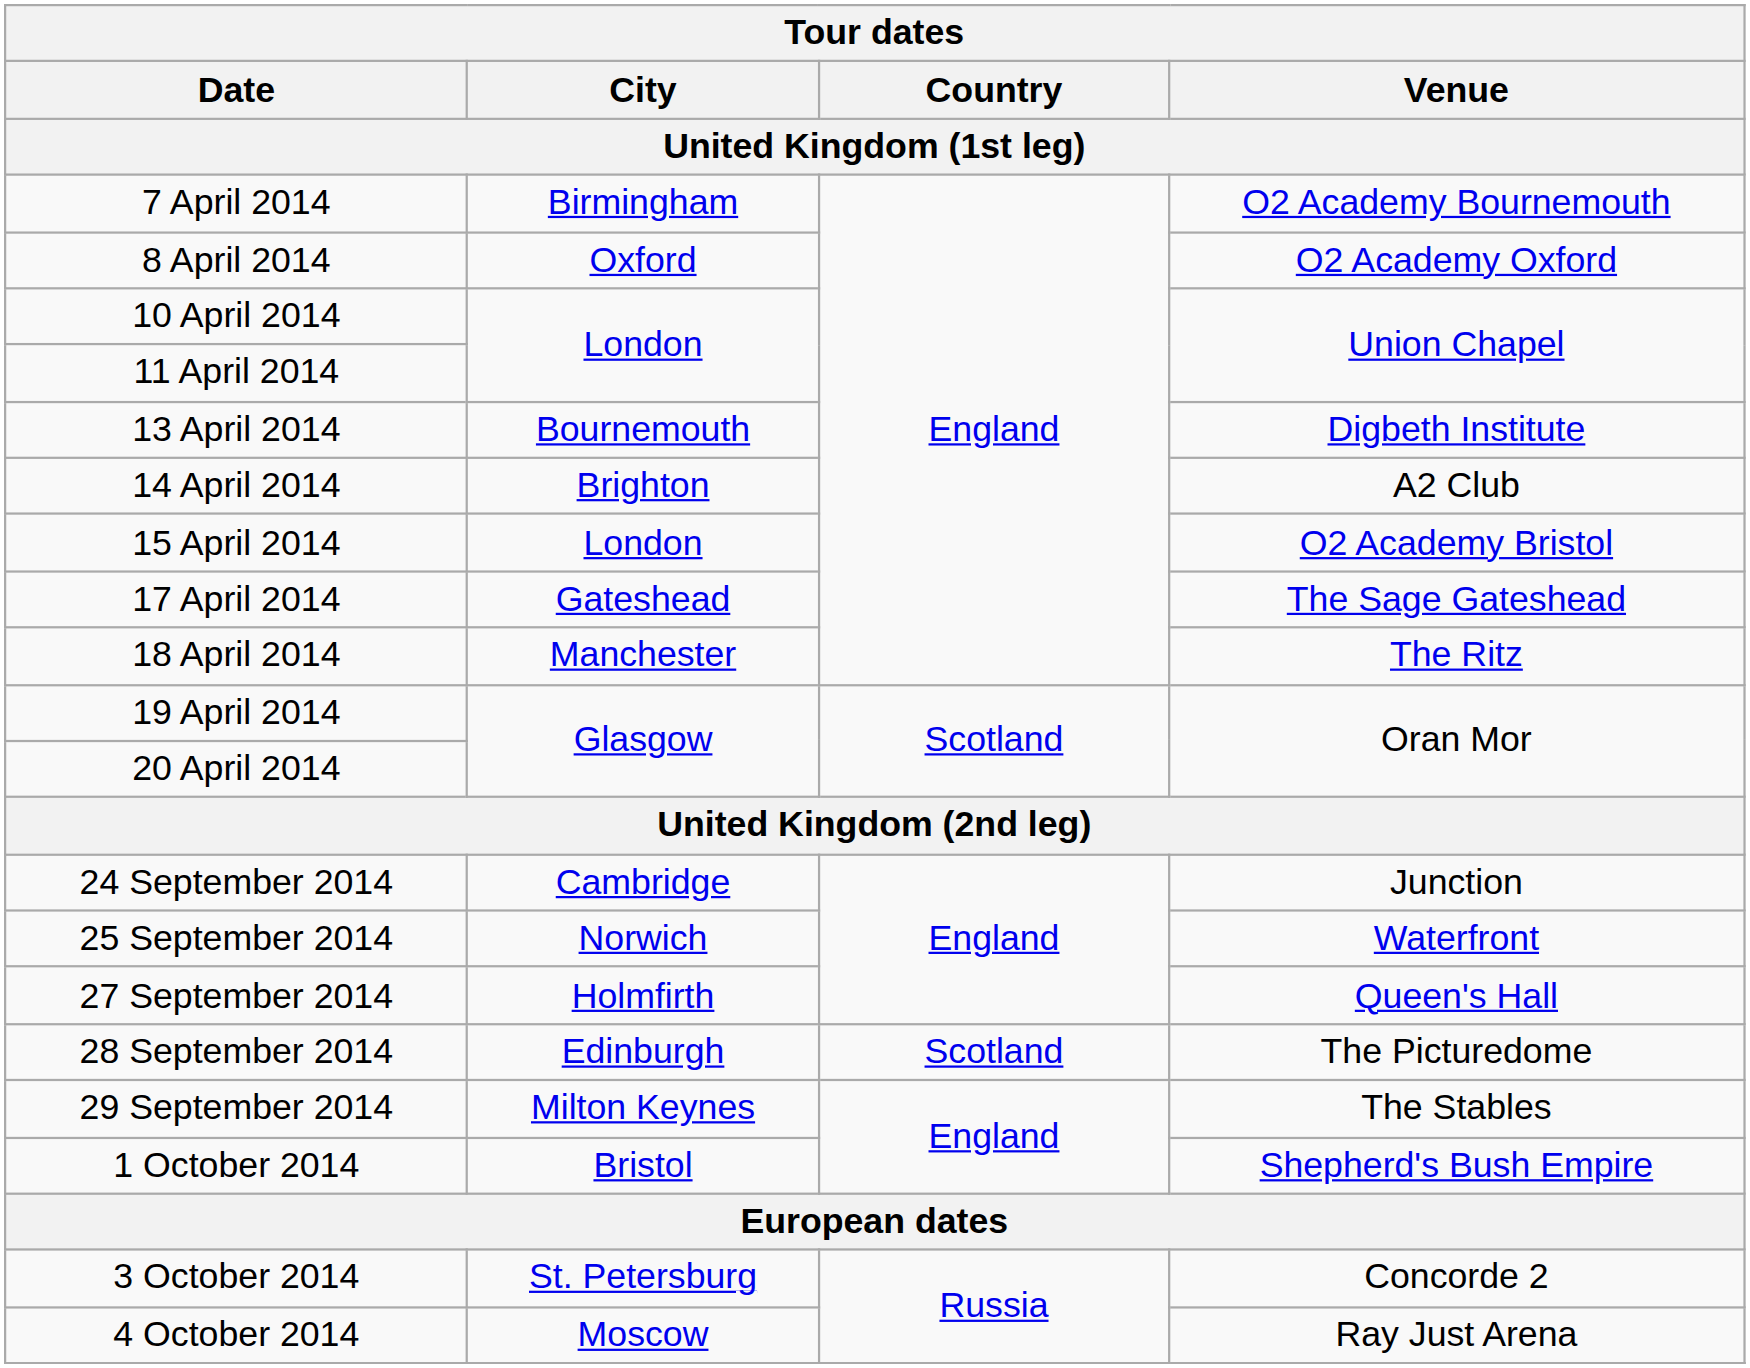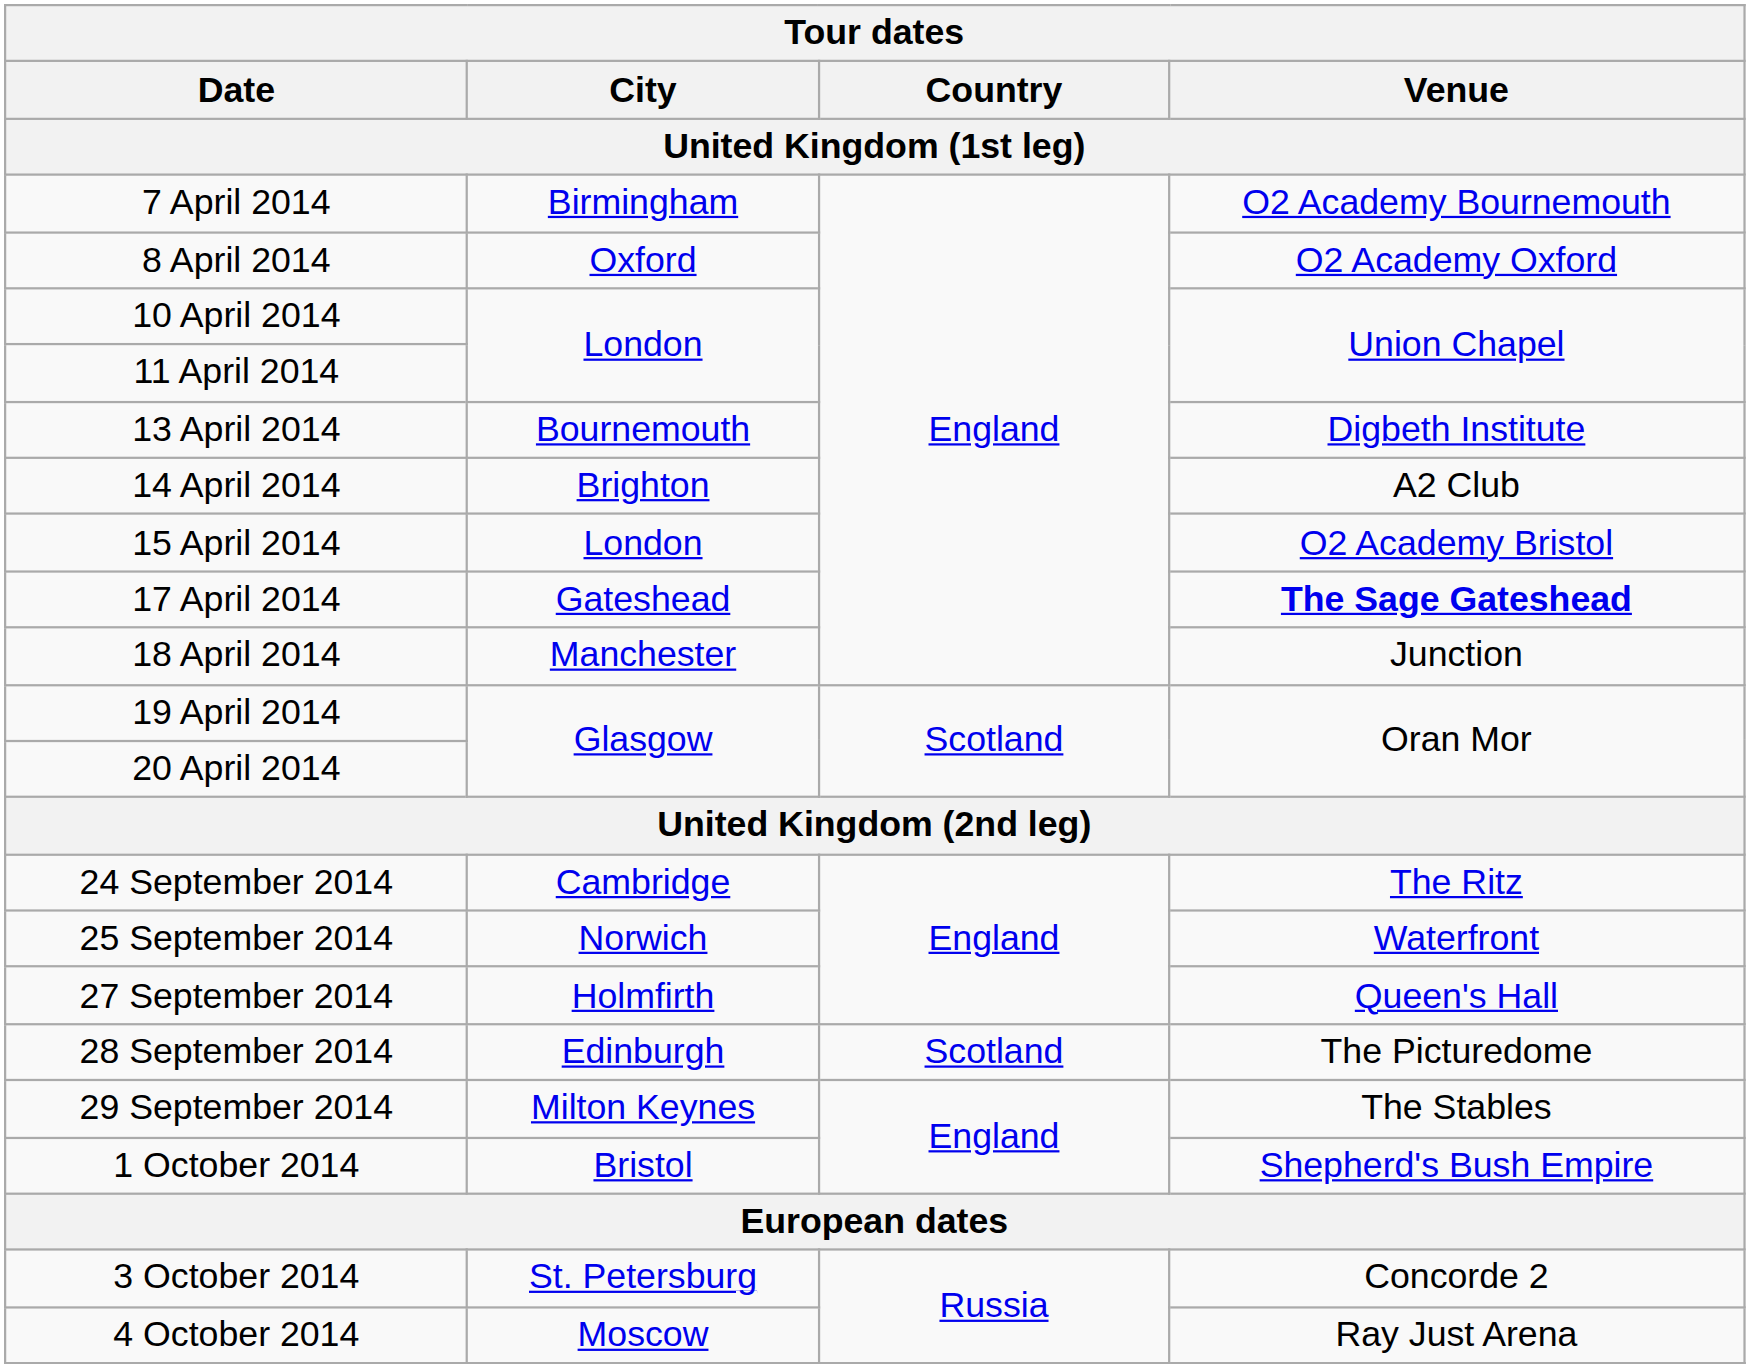(1456, 598) normal -> (1456, 598) bold
(1456, 655) The Ritz -> (1456, 655) Junction
(1456, 881) Junction -> (1456, 881) The Ritz
